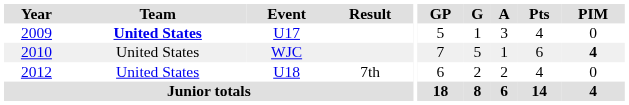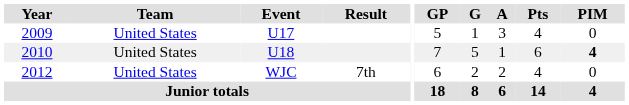(158, 33) bold -> (155, 33) normal
(287, 52) WJC -> (281, 52) U18
(287, 71) U18 -> (281, 71) WJC
